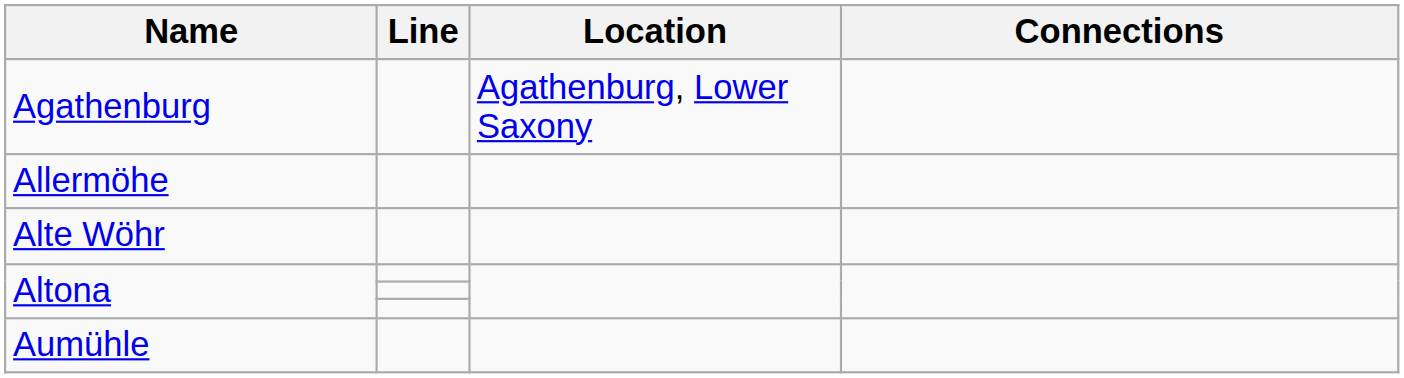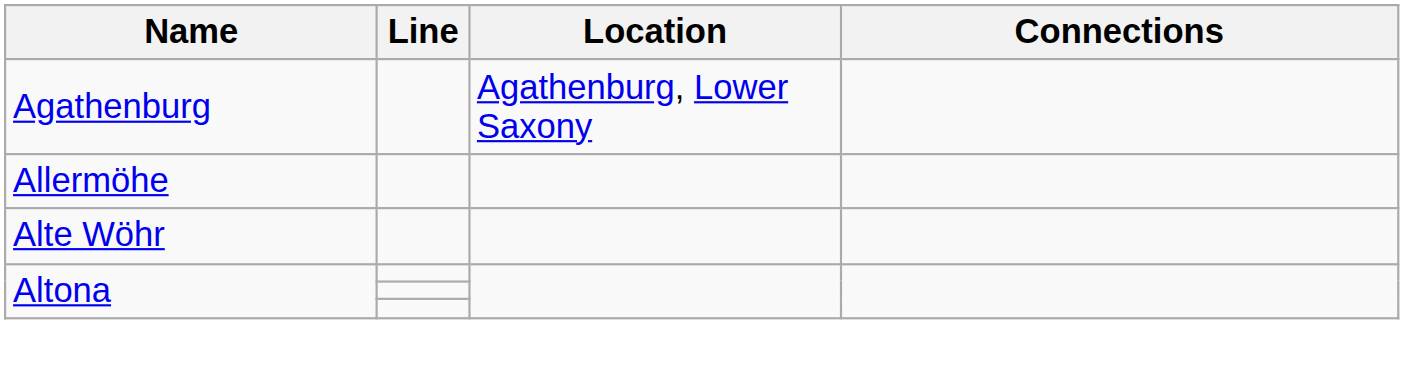- row: (81, 344)
